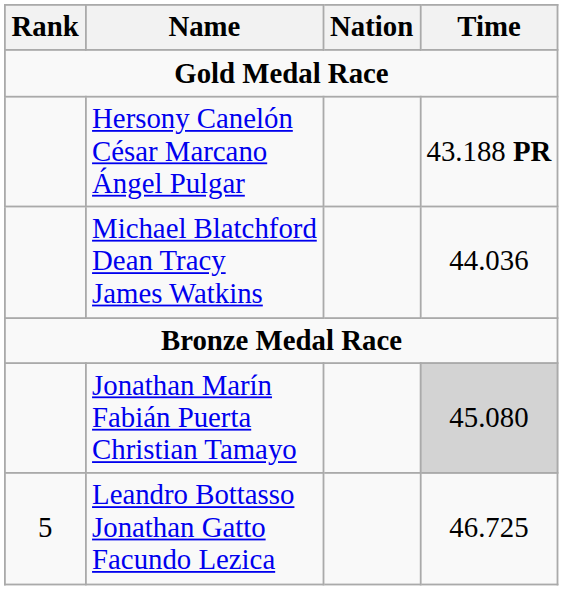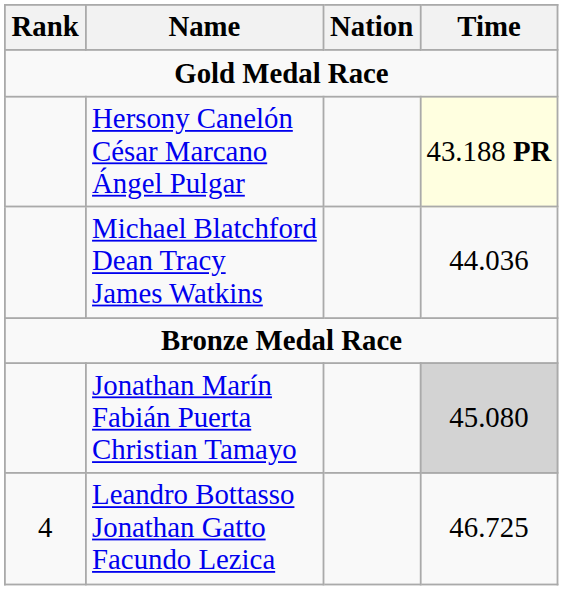(489, 151) no background -> (489, 151) lightyellow background
(45, 528) 5 -> (45, 528) 4
